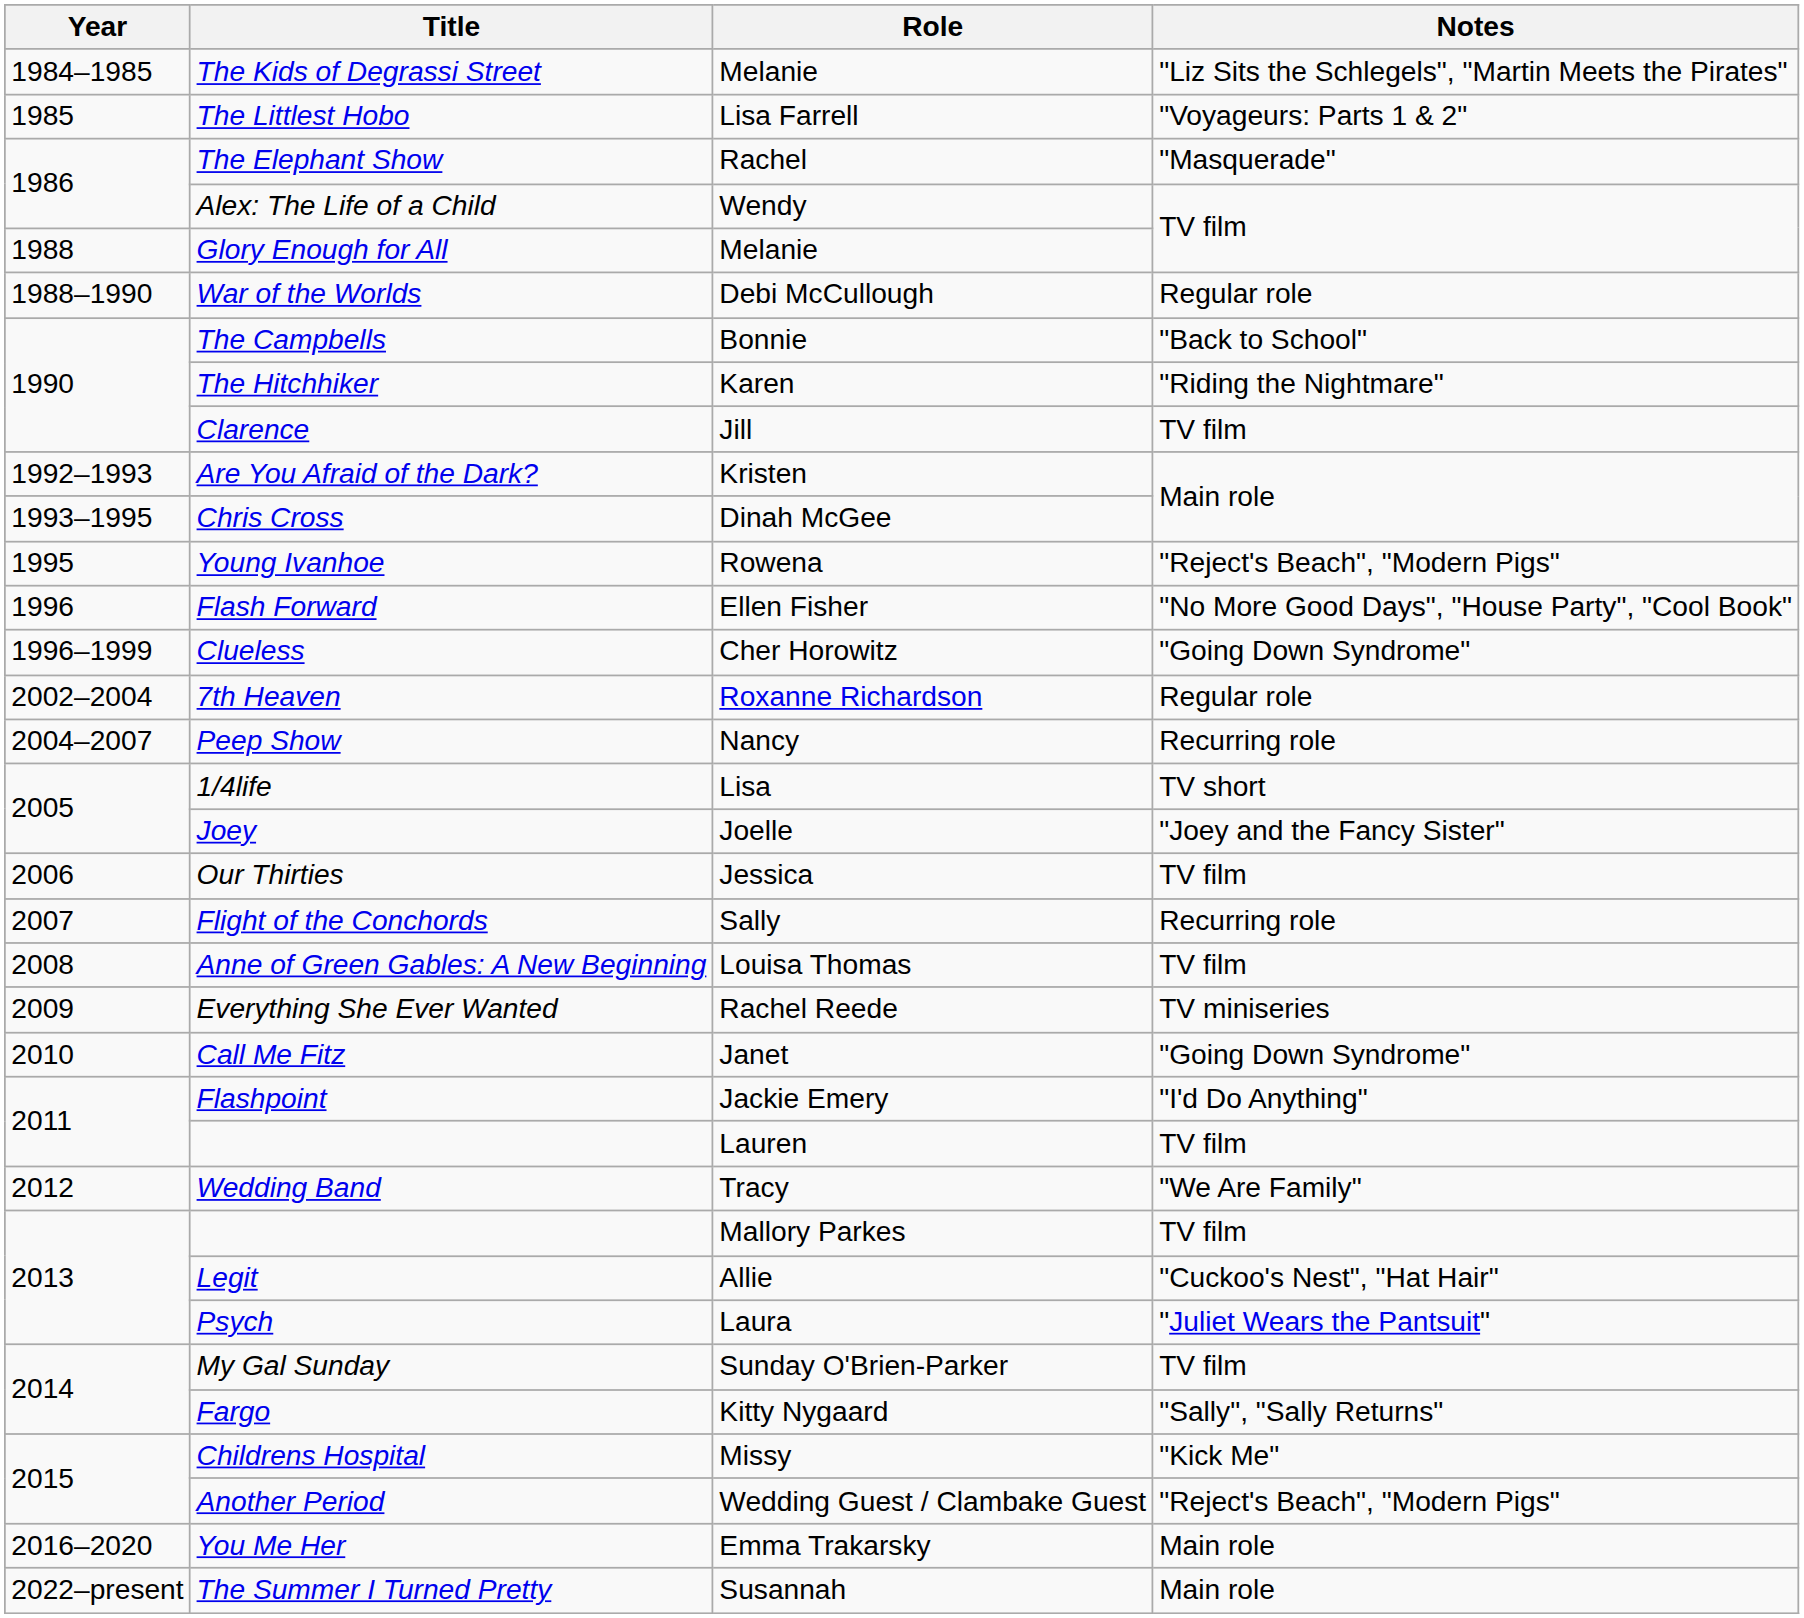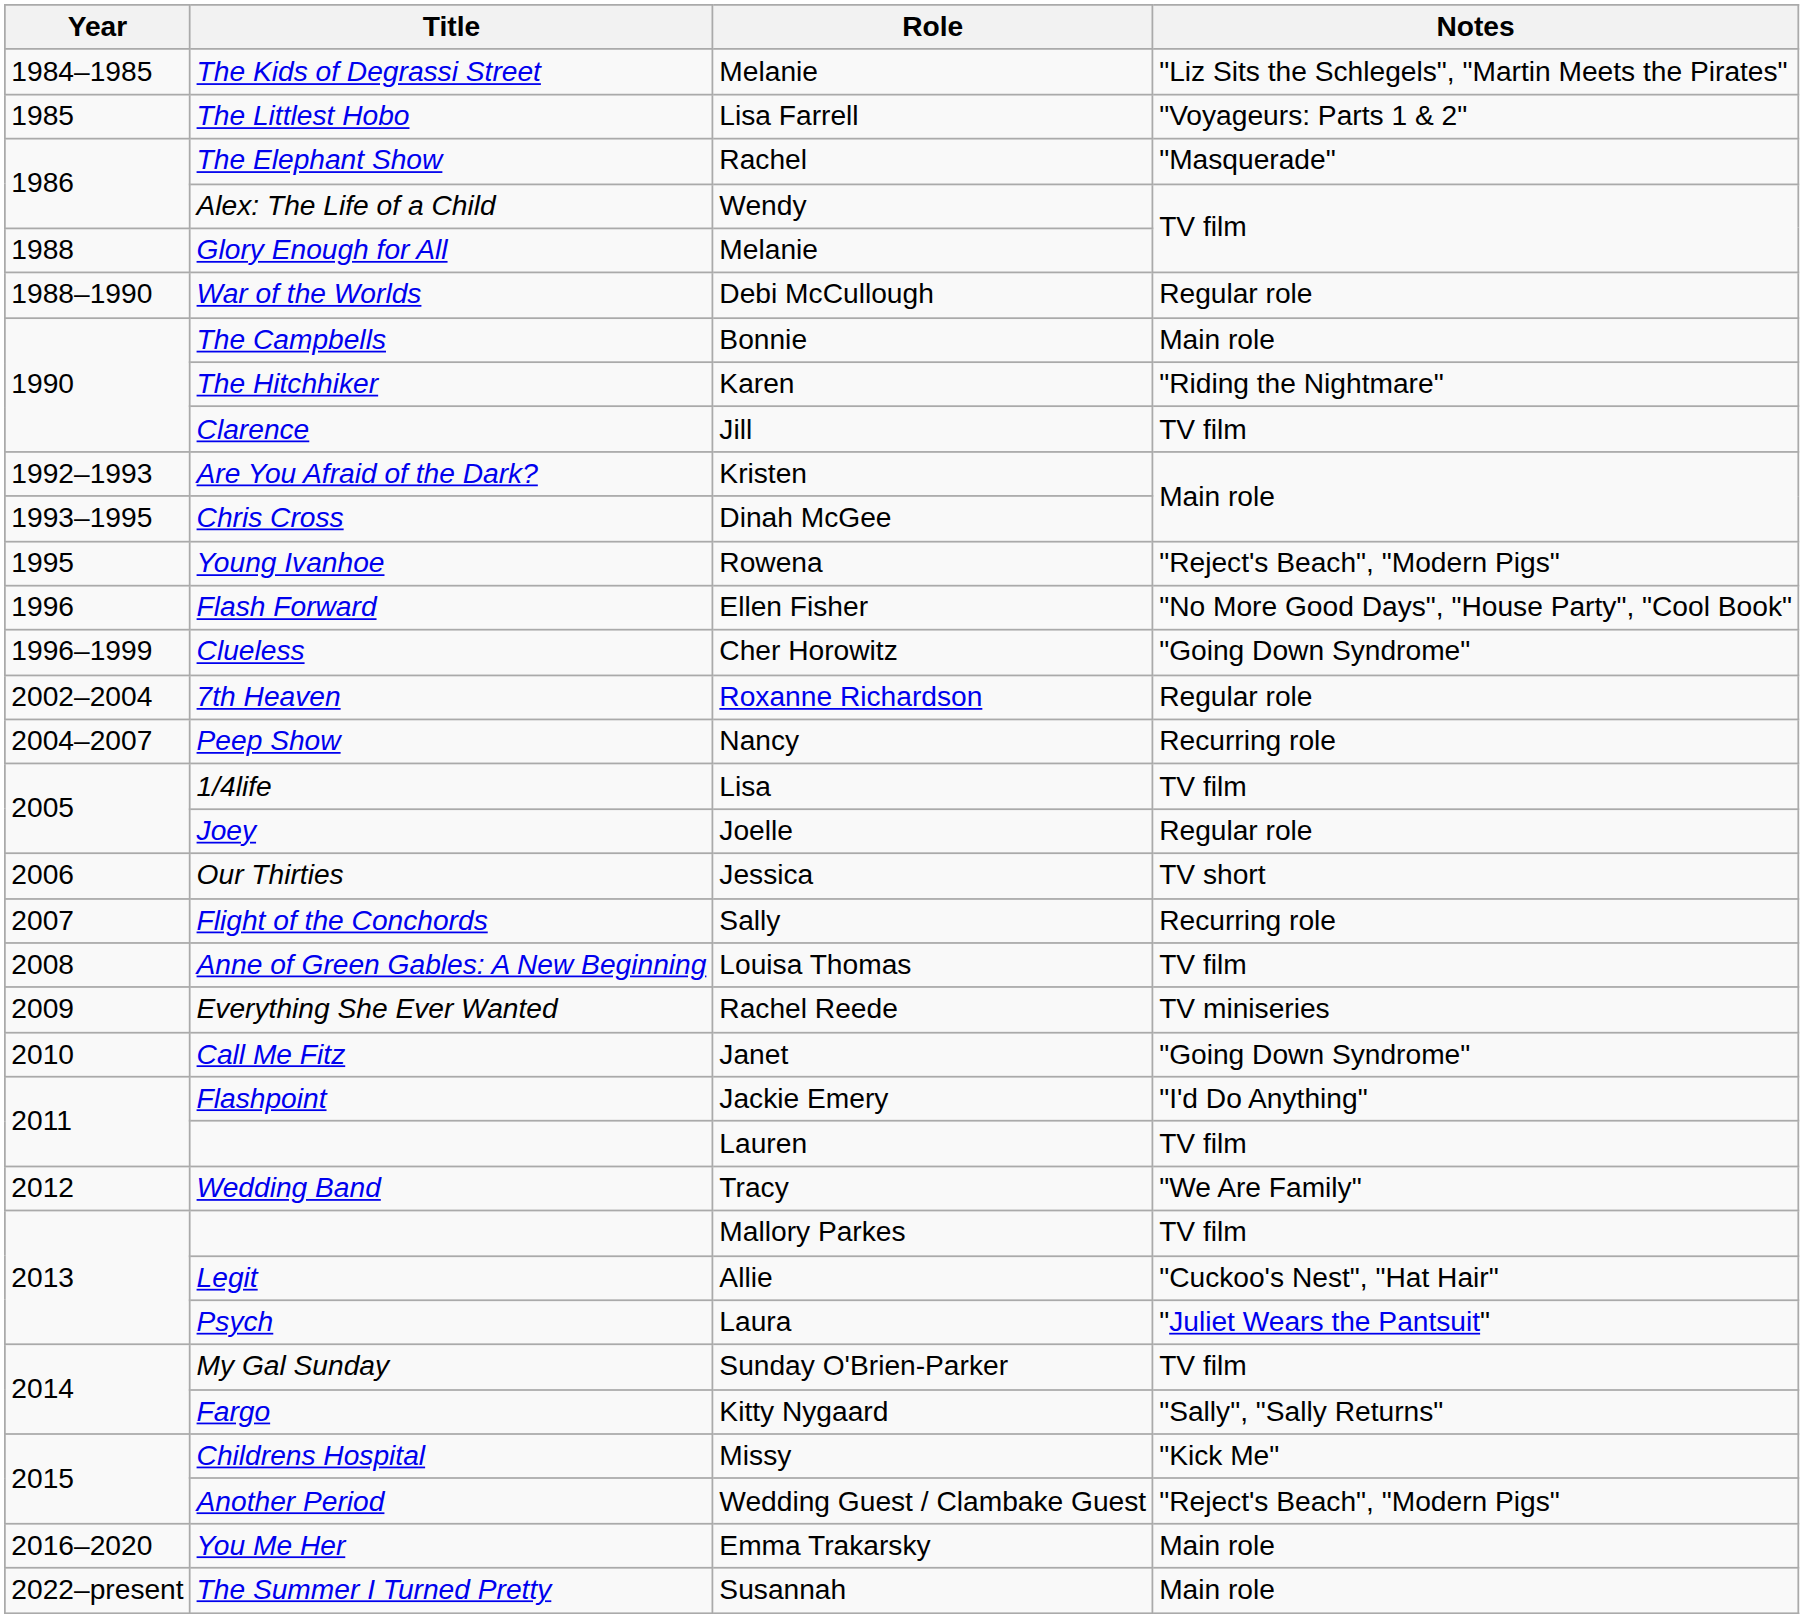(1263, 339) "Back to School" -> (1217, 339) Main role
(1212, 786) TV short -> (1203, 786) TV film
(1332, 830) "Joey and the Fancy Sister" -> (1236, 830) Regular role
(1203, 875) TV film -> (1212, 875) TV short
